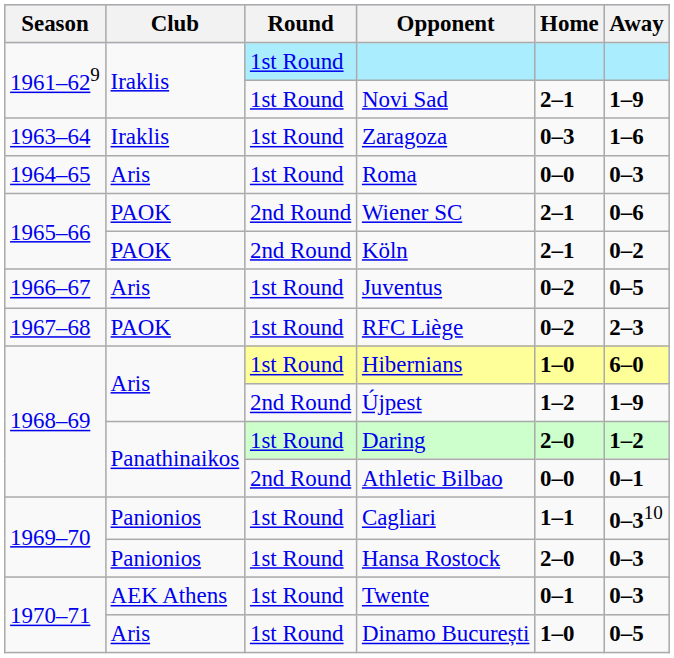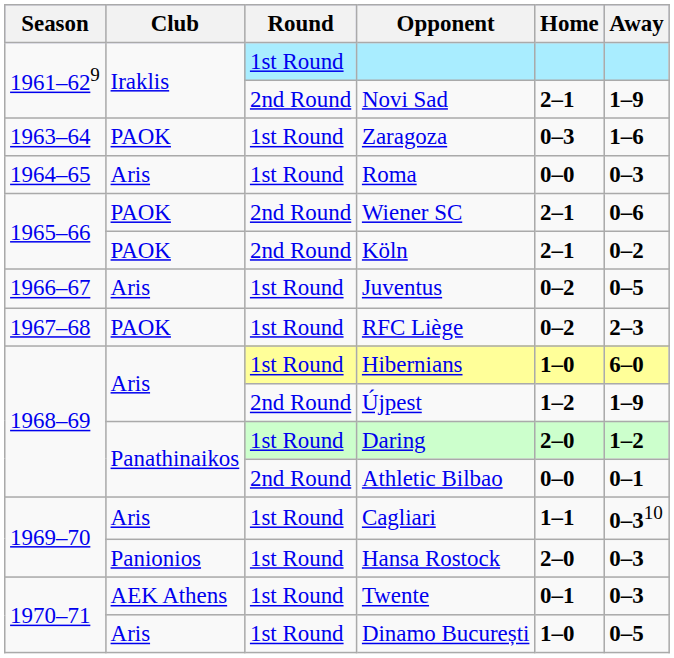(297, 99) 1st Round -> (301, 99) 2nd Round
(140, 137) Iraklis -> (141, 137) PAOK
(156, 517) Panionios -> (130, 517) Aris
